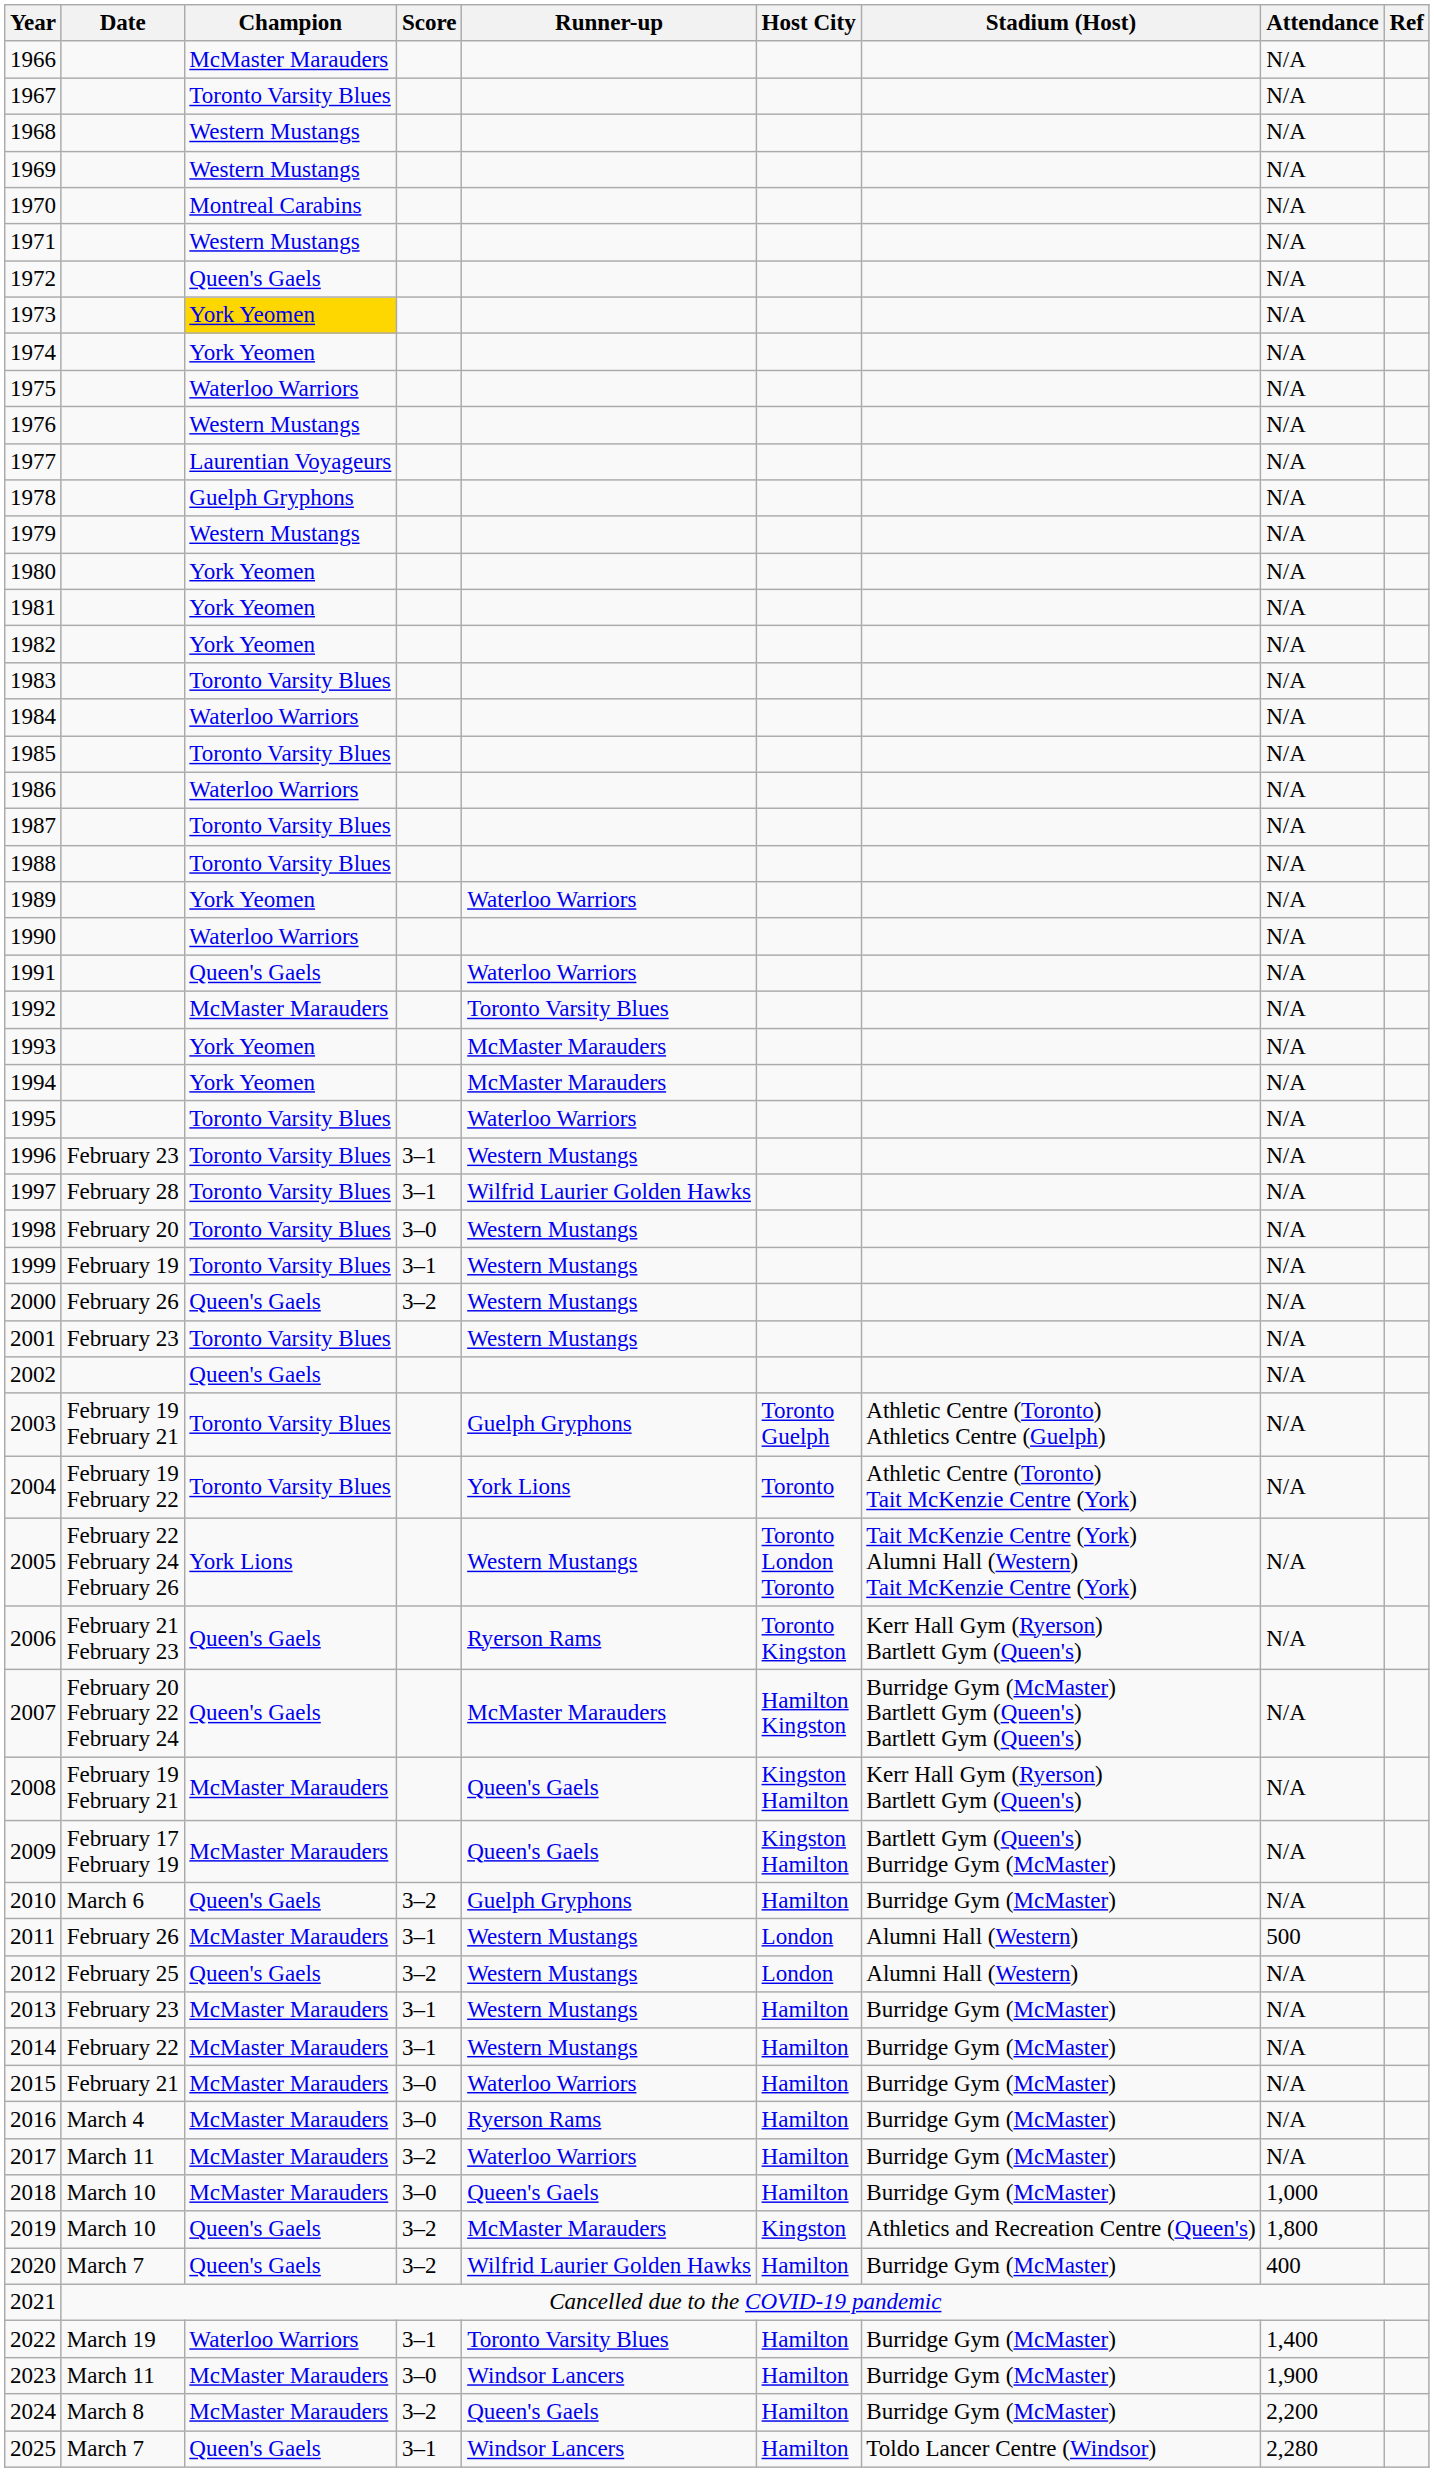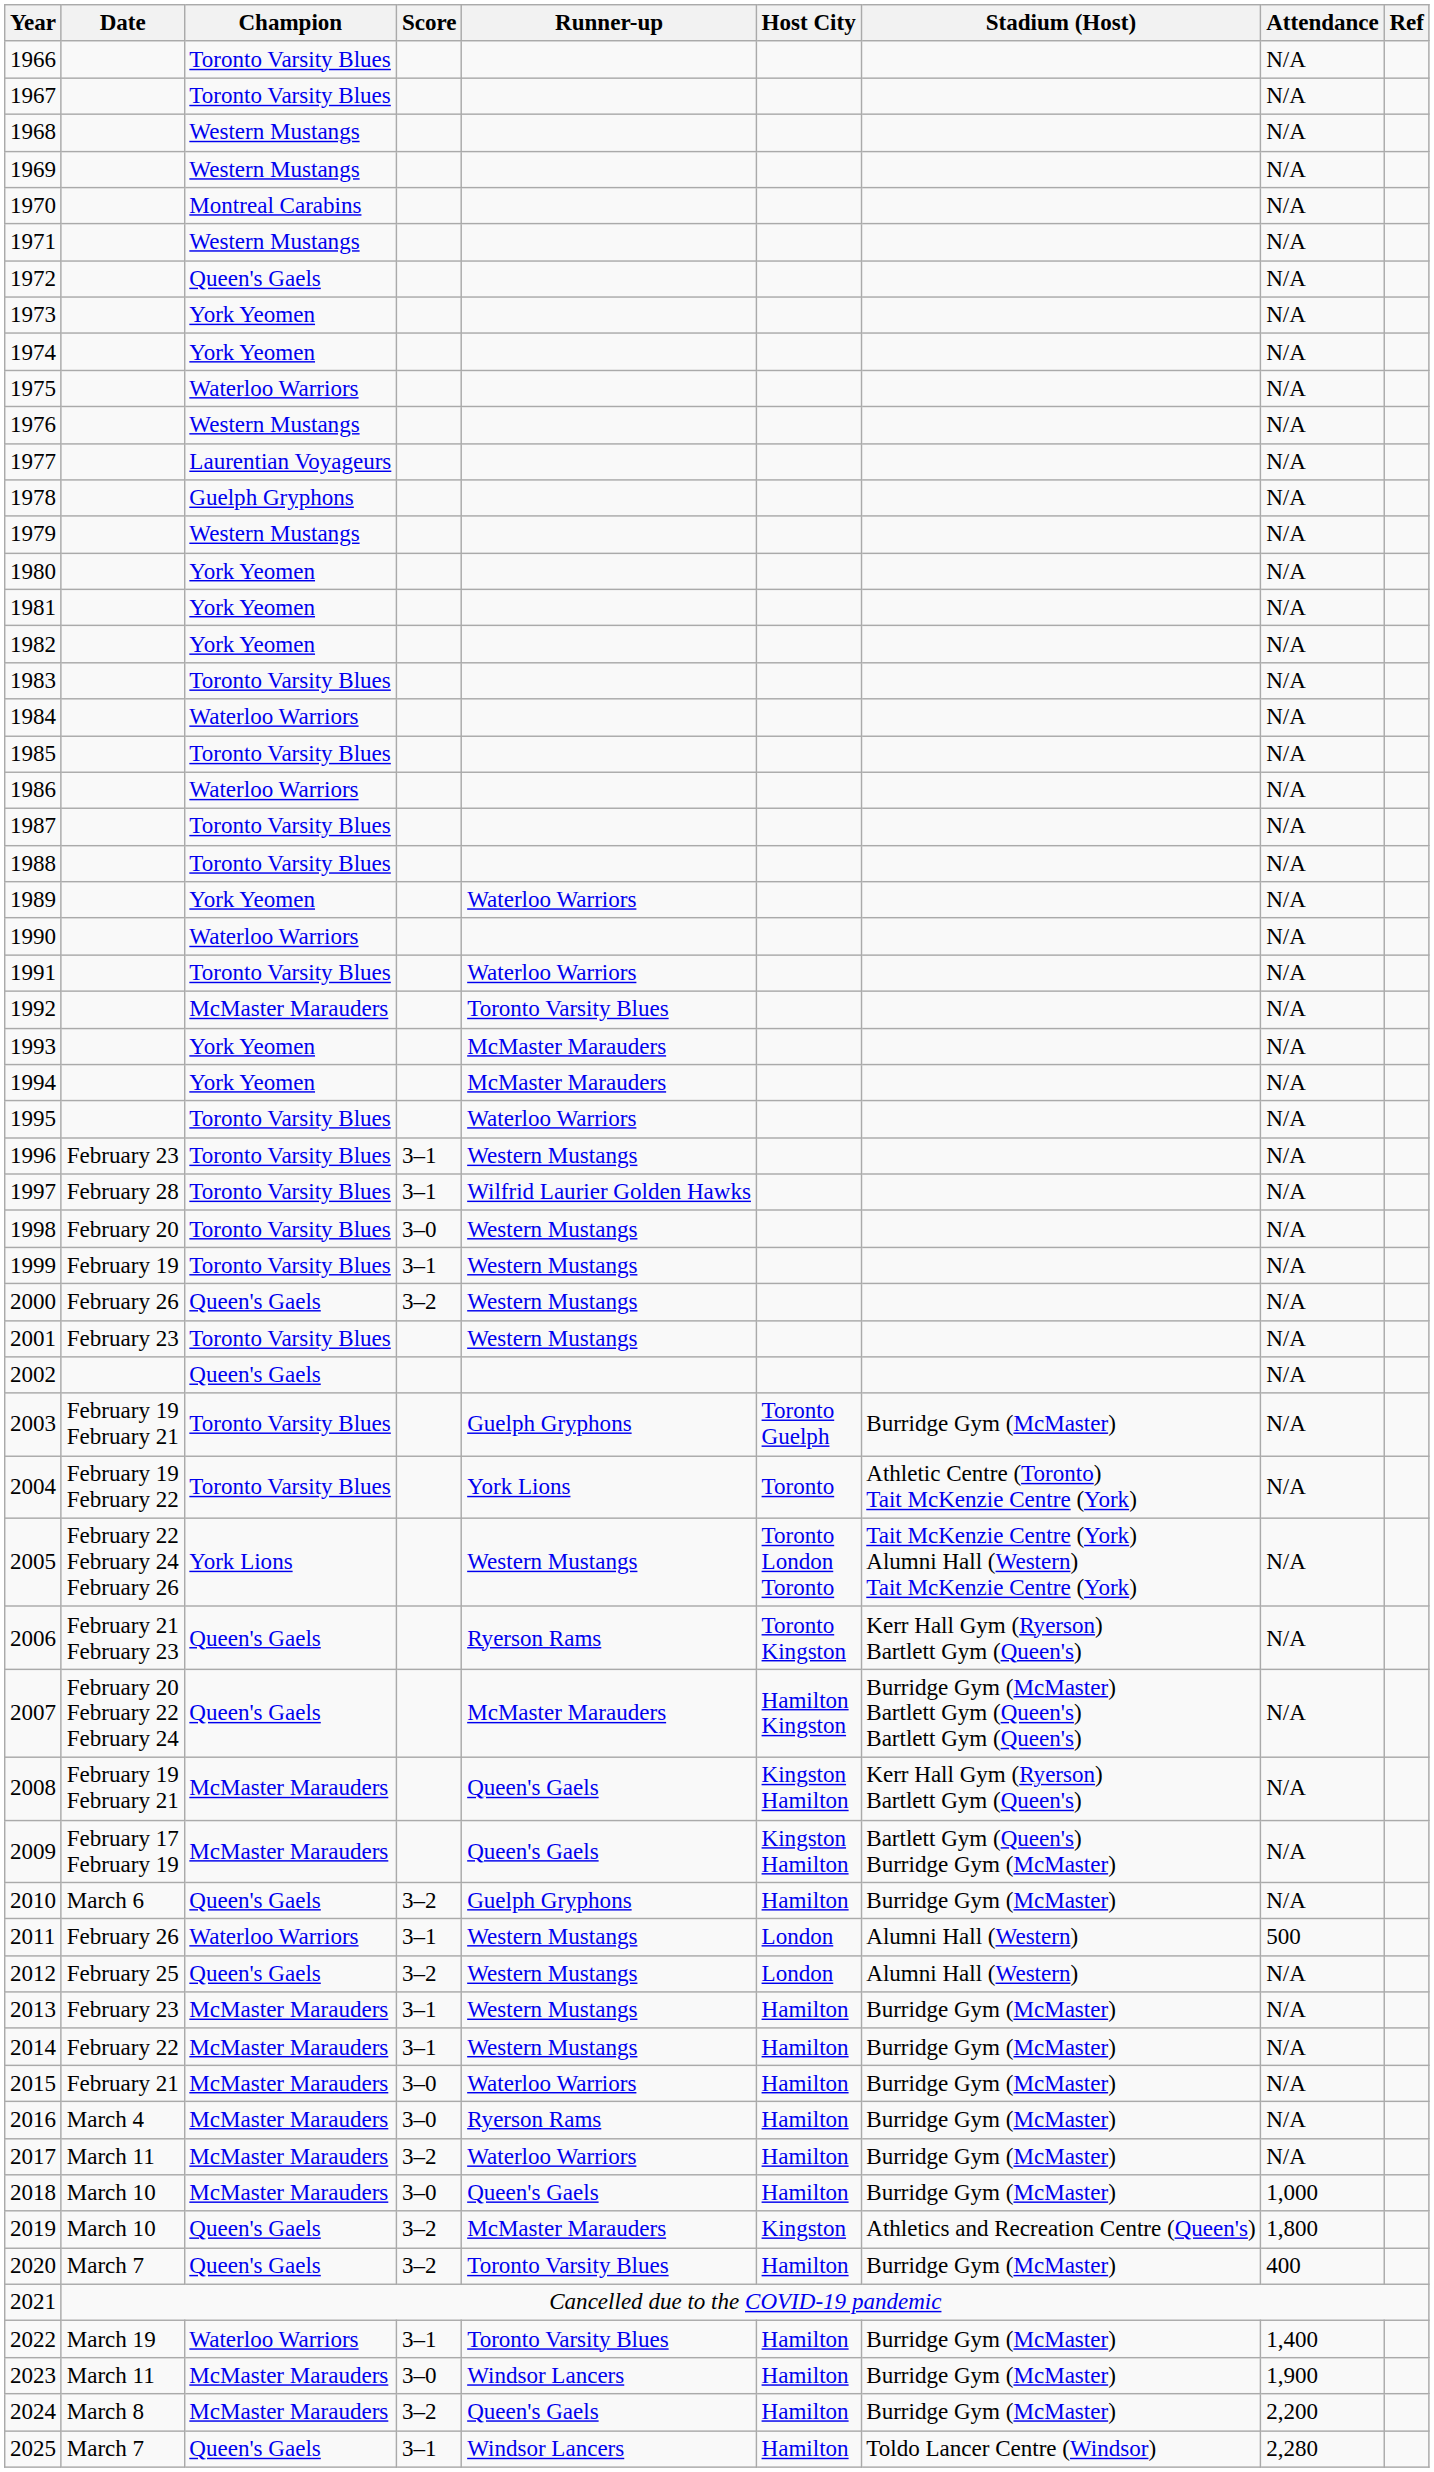(289, 59) McMaster Marauders -> (290, 59) Toronto Varsity Blues
(252, 315) gold background -> (252, 315) no background
(255, 972) Queen's Gaels -> (290, 972) Toronto Varsity Blues
(986, 1424) Athletic Centre (Toronto) Athletics Centre (Guelph) -> (991, 1424) Burridge Gym (McMaster)
(289, 1936) McMaster Marauders -> (274, 1936) Waterloo Warriors
(609, 2265) Wilfrid Laurier Golden Hawks -> (568, 2265) Toronto Varsity Blues
